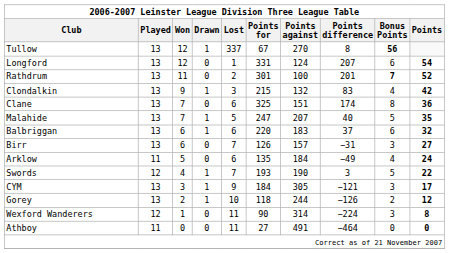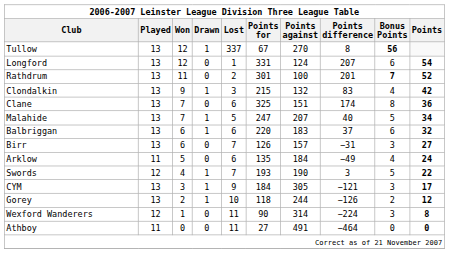(427, 118) 35 -> (427, 118) 34
